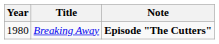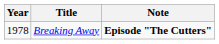(18, 30) 1980 -> (18, 30) 1978
